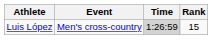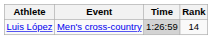(194, 27) 15 -> (194, 27) 14
